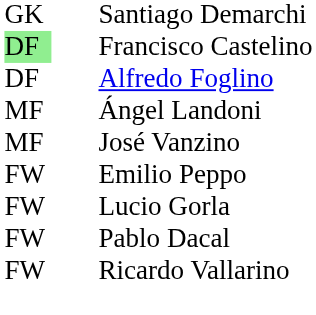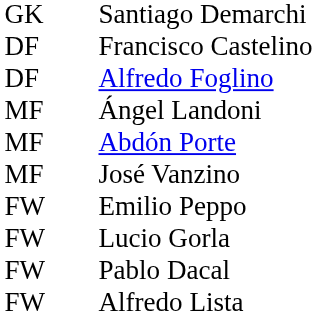(22, 46) lightgreen background -> (22, 46) no background
+ row: (167, 142)
- row: (194, 270)
+ row: (171, 302)
